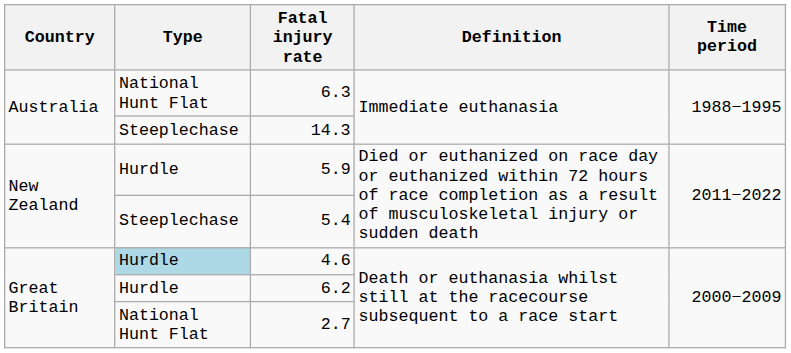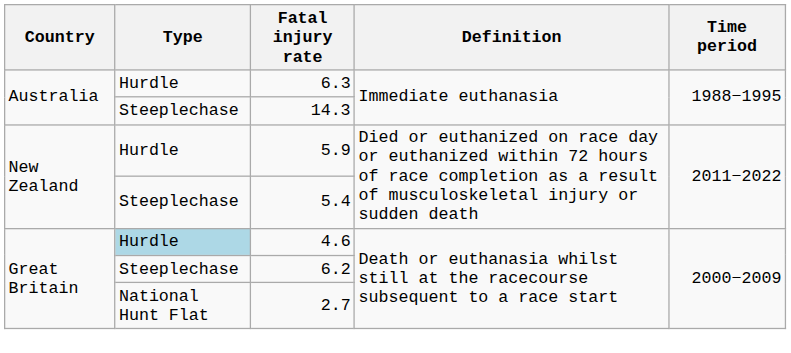(164, 93) National Hunt Flat -> (149, 84) Hurdle
(149, 288) Hurdle -> (179, 269) Steeplechase
